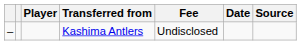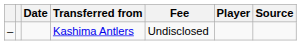columns swapped: (40, 13) <-> (238, 13)
